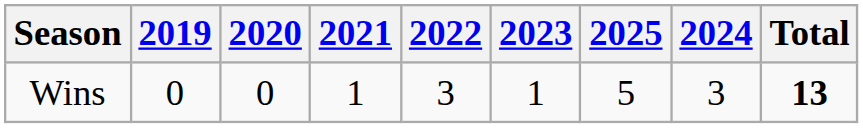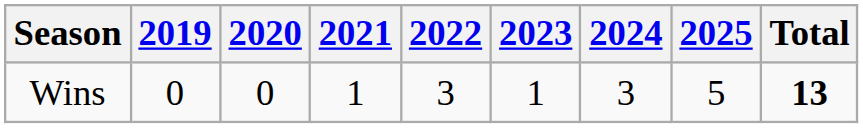columns swapped: (716, 33) <-> (626, 33)
